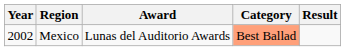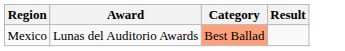- column: (20, 14)
